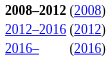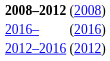rows swapped: (36, 29) <-> (22, 48)
